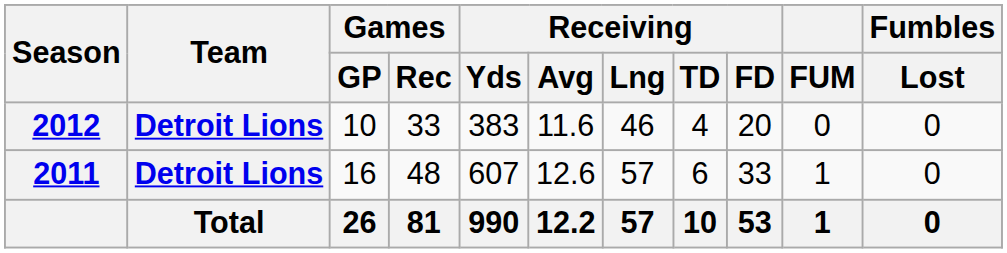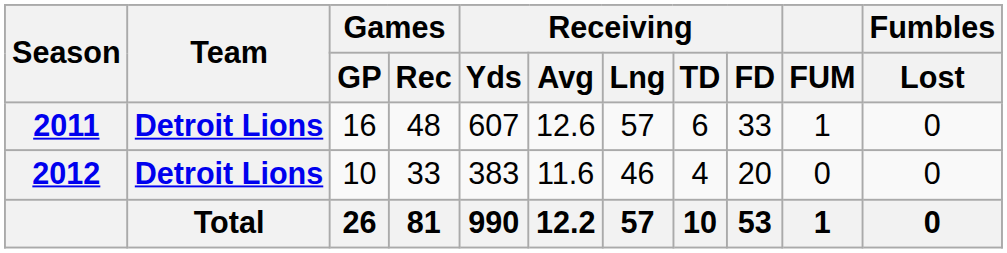rows swapped: (66, 174) <-> (66, 125)
